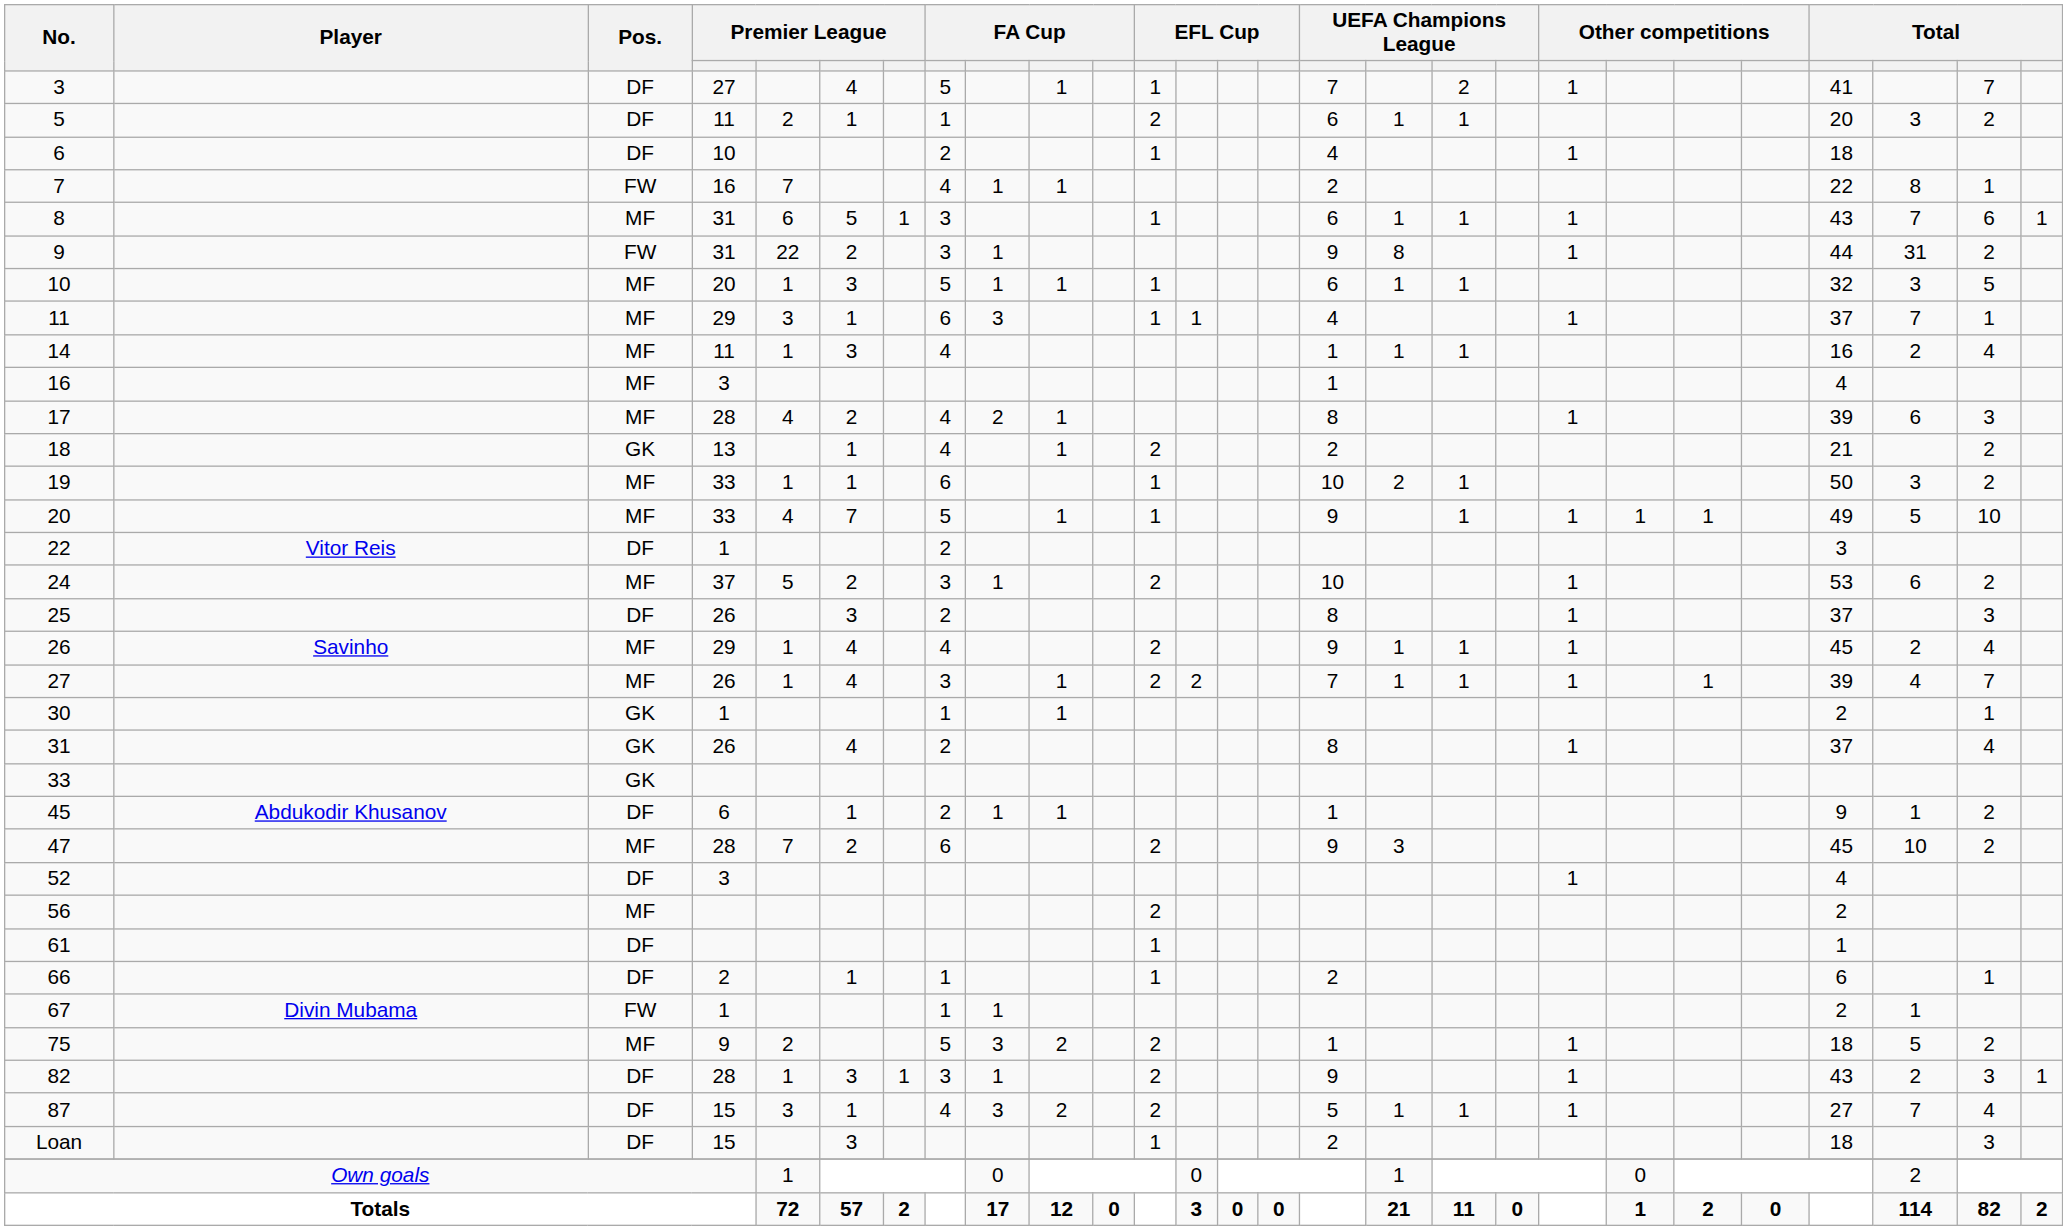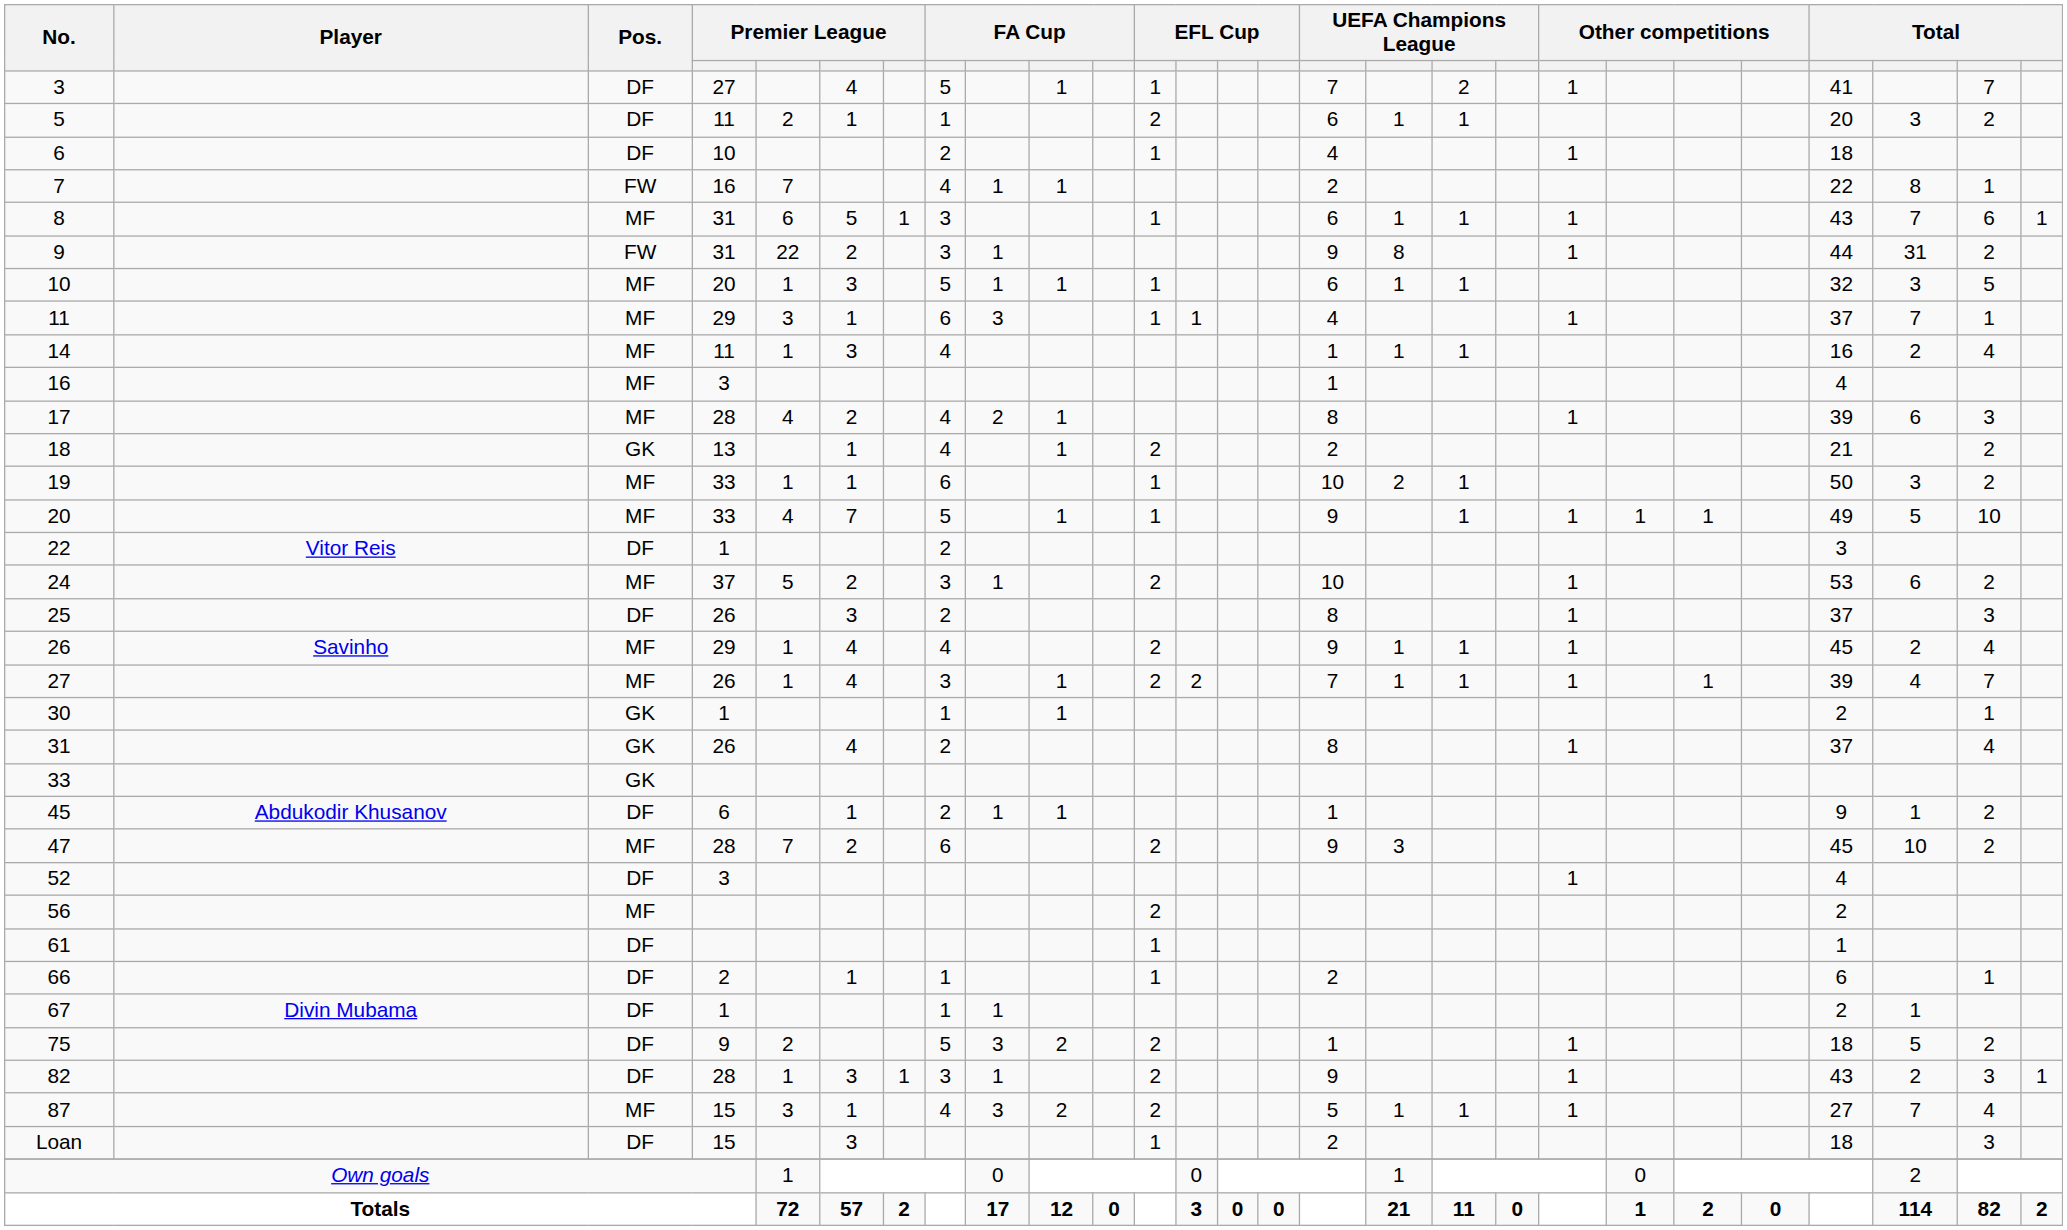(640, 1010) FW -> (640, 1010) DF
(640, 1043) MF -> (640, 1043) DF
(640, 1109) DF -> (640, 1109) MF
